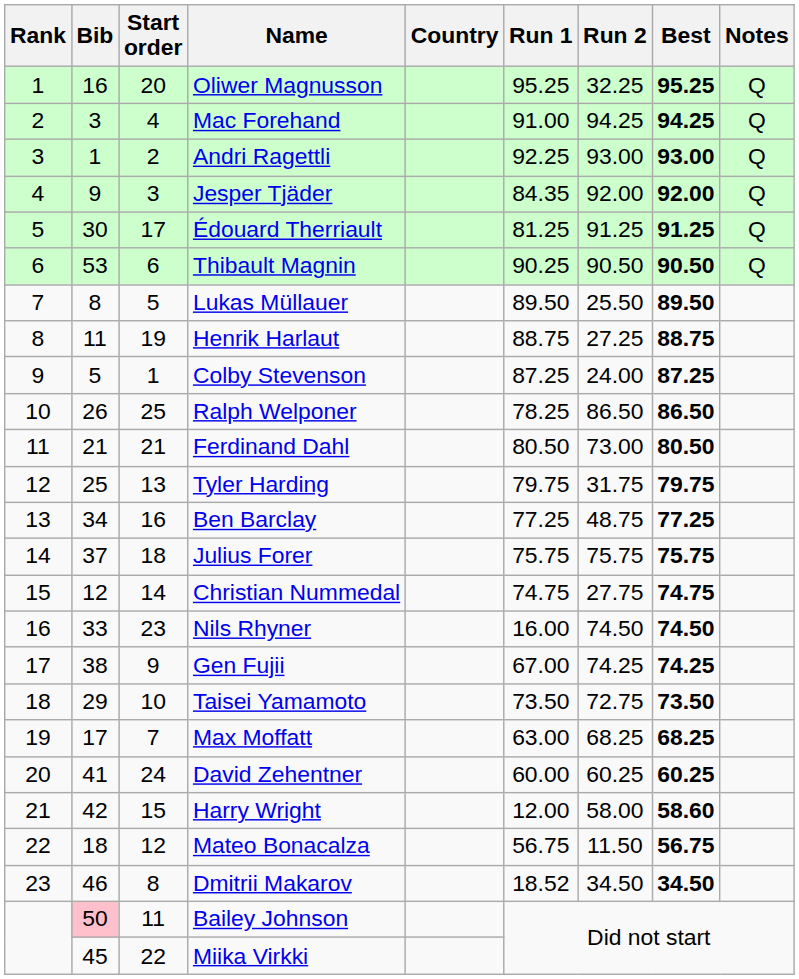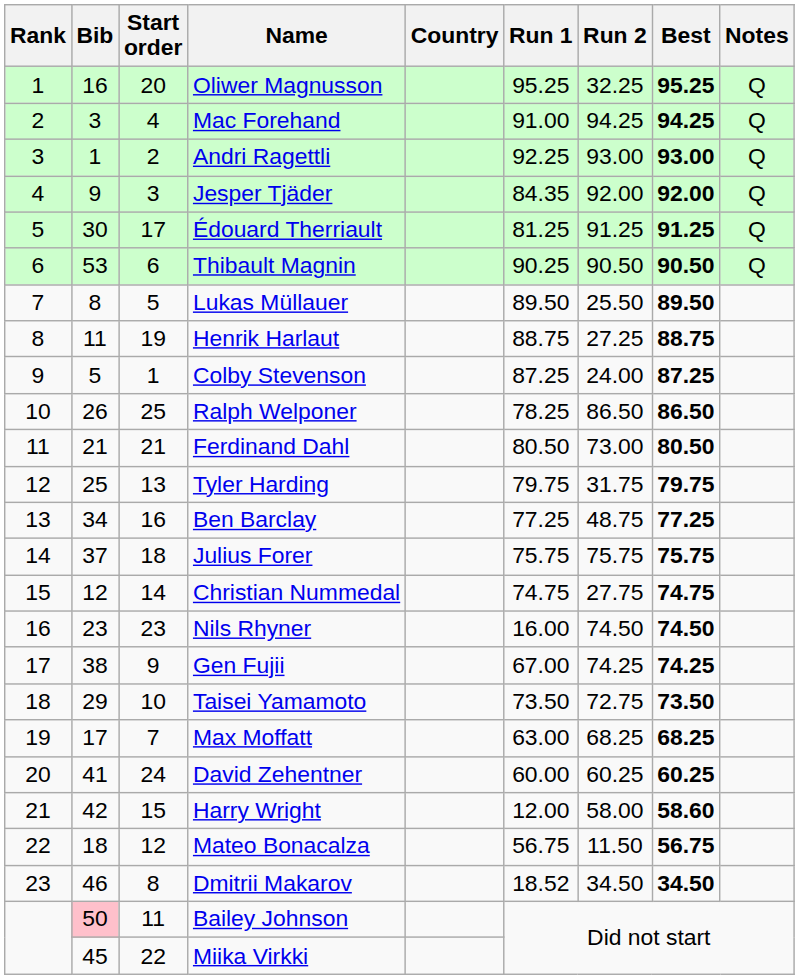(95, 628) 33 -> (95, 628) 23
